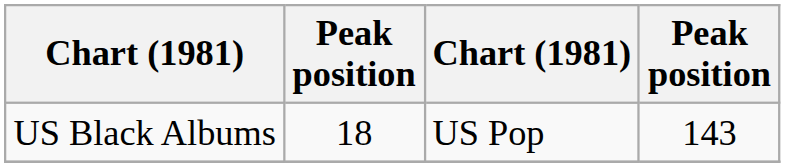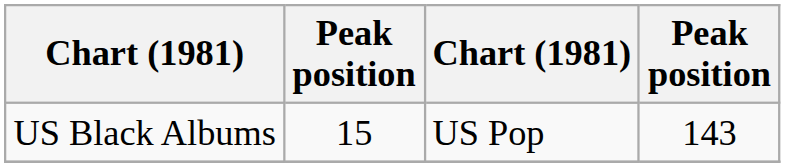(354, 131) 18 -> (354, 131) 15
